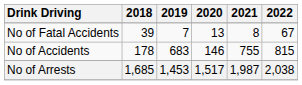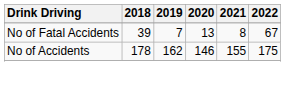(179, 51) 683 -> (173, 51) 162
(249, 51) 755 -> (236, 51) 155
(285, 51) 815 -> (268, 51) 175
- row: (41, 70)
